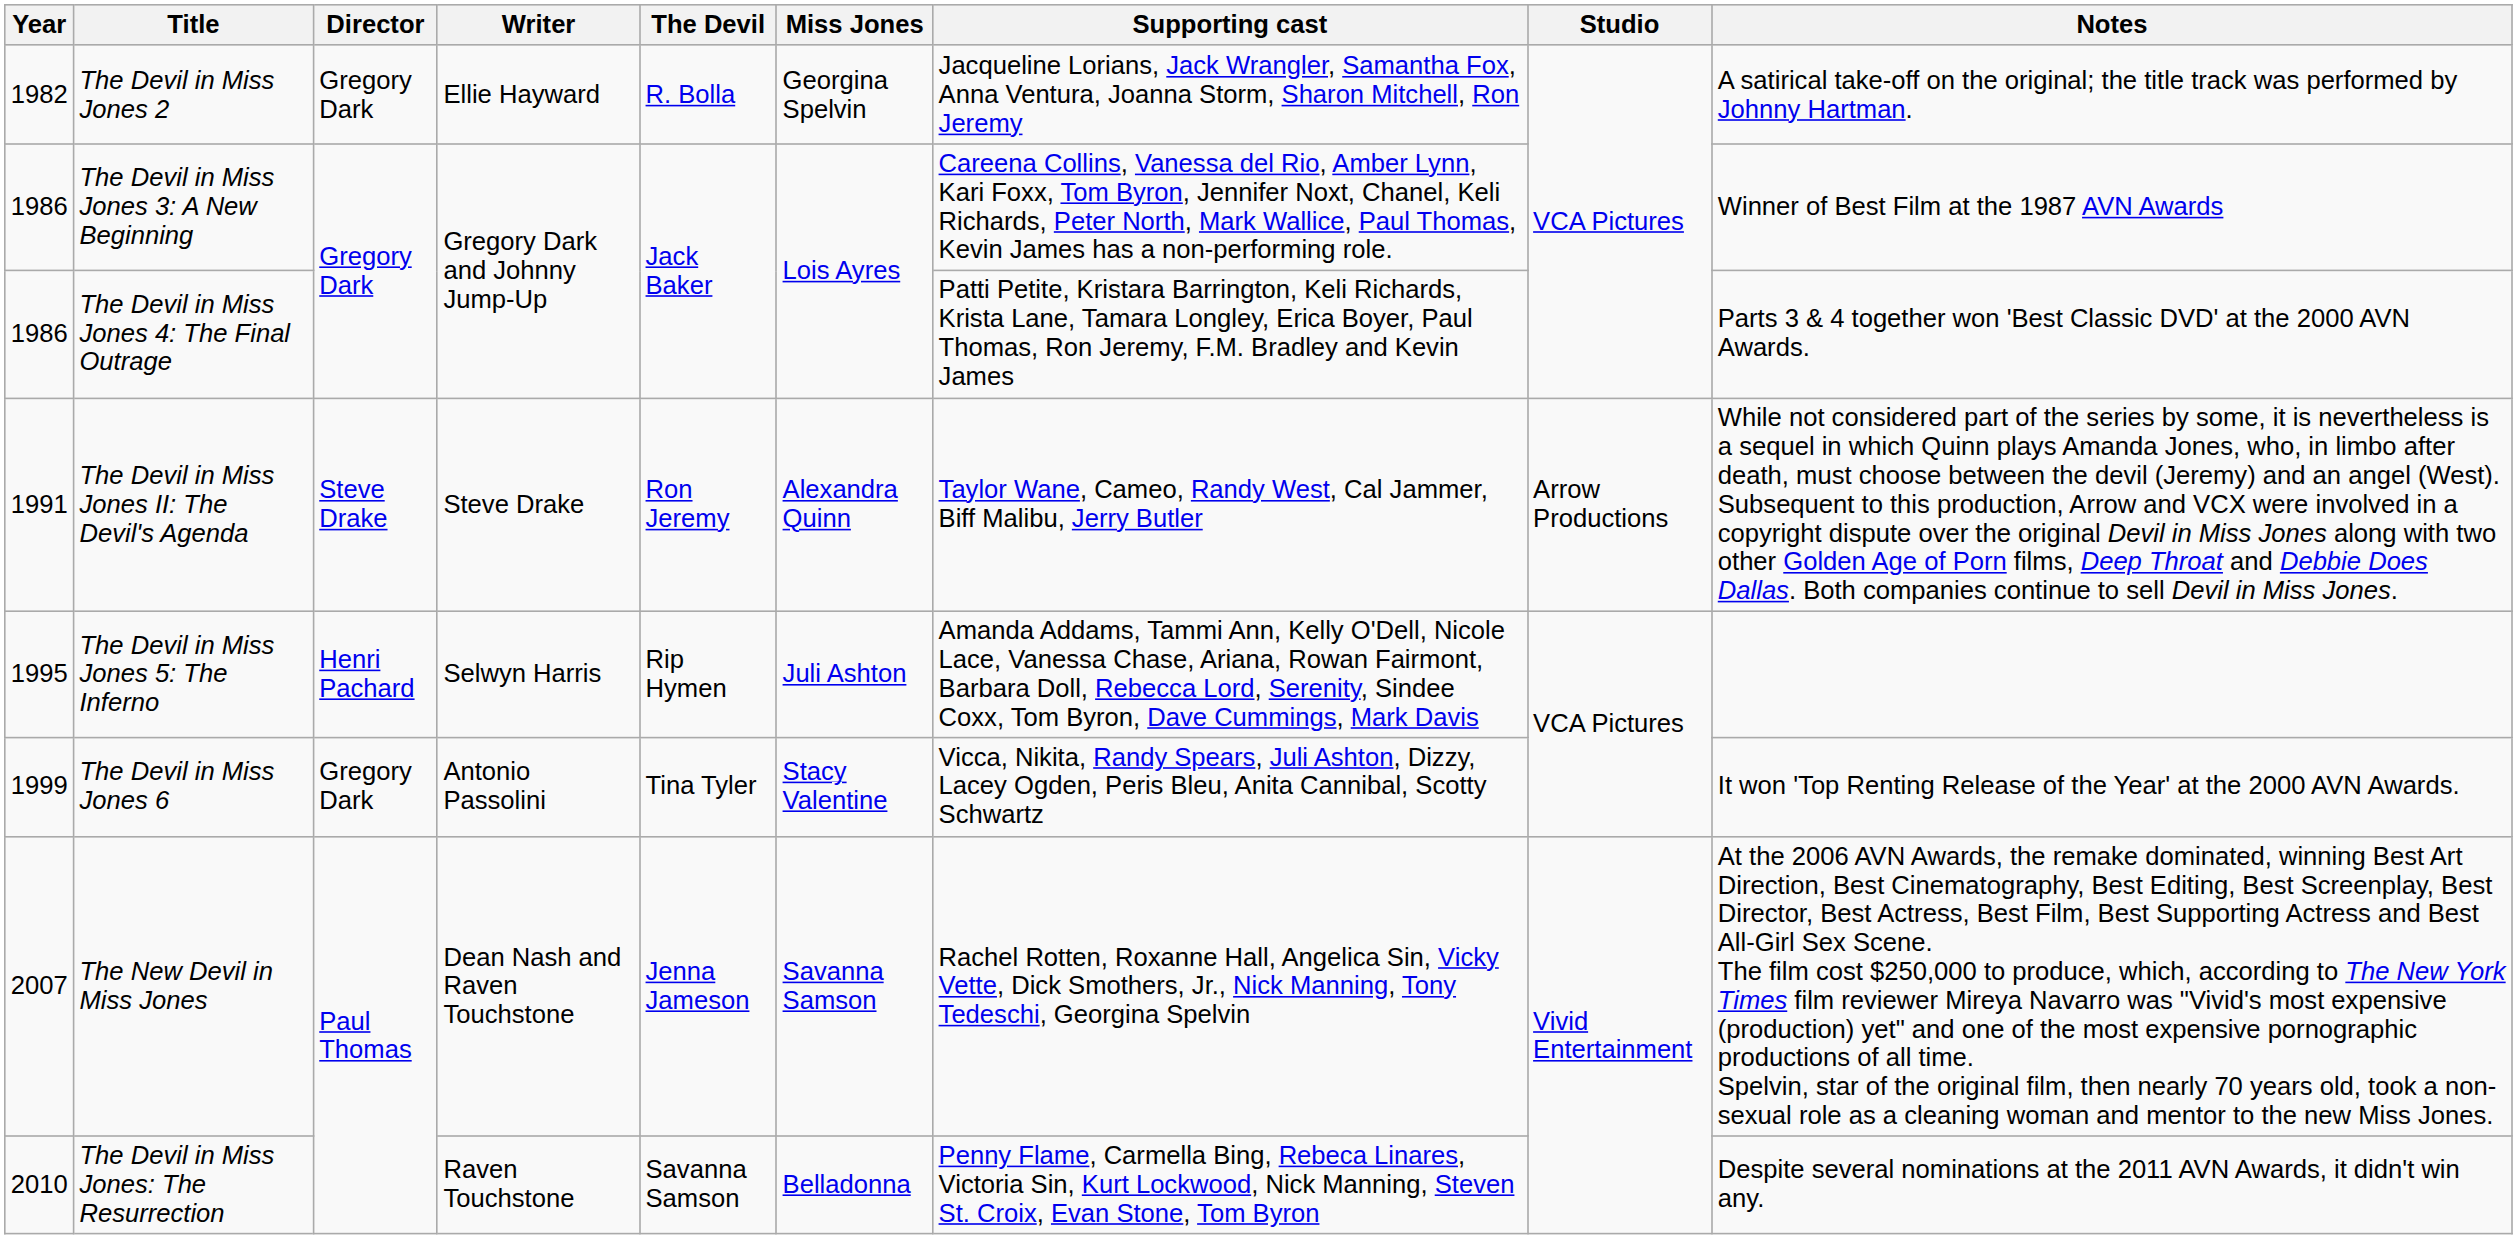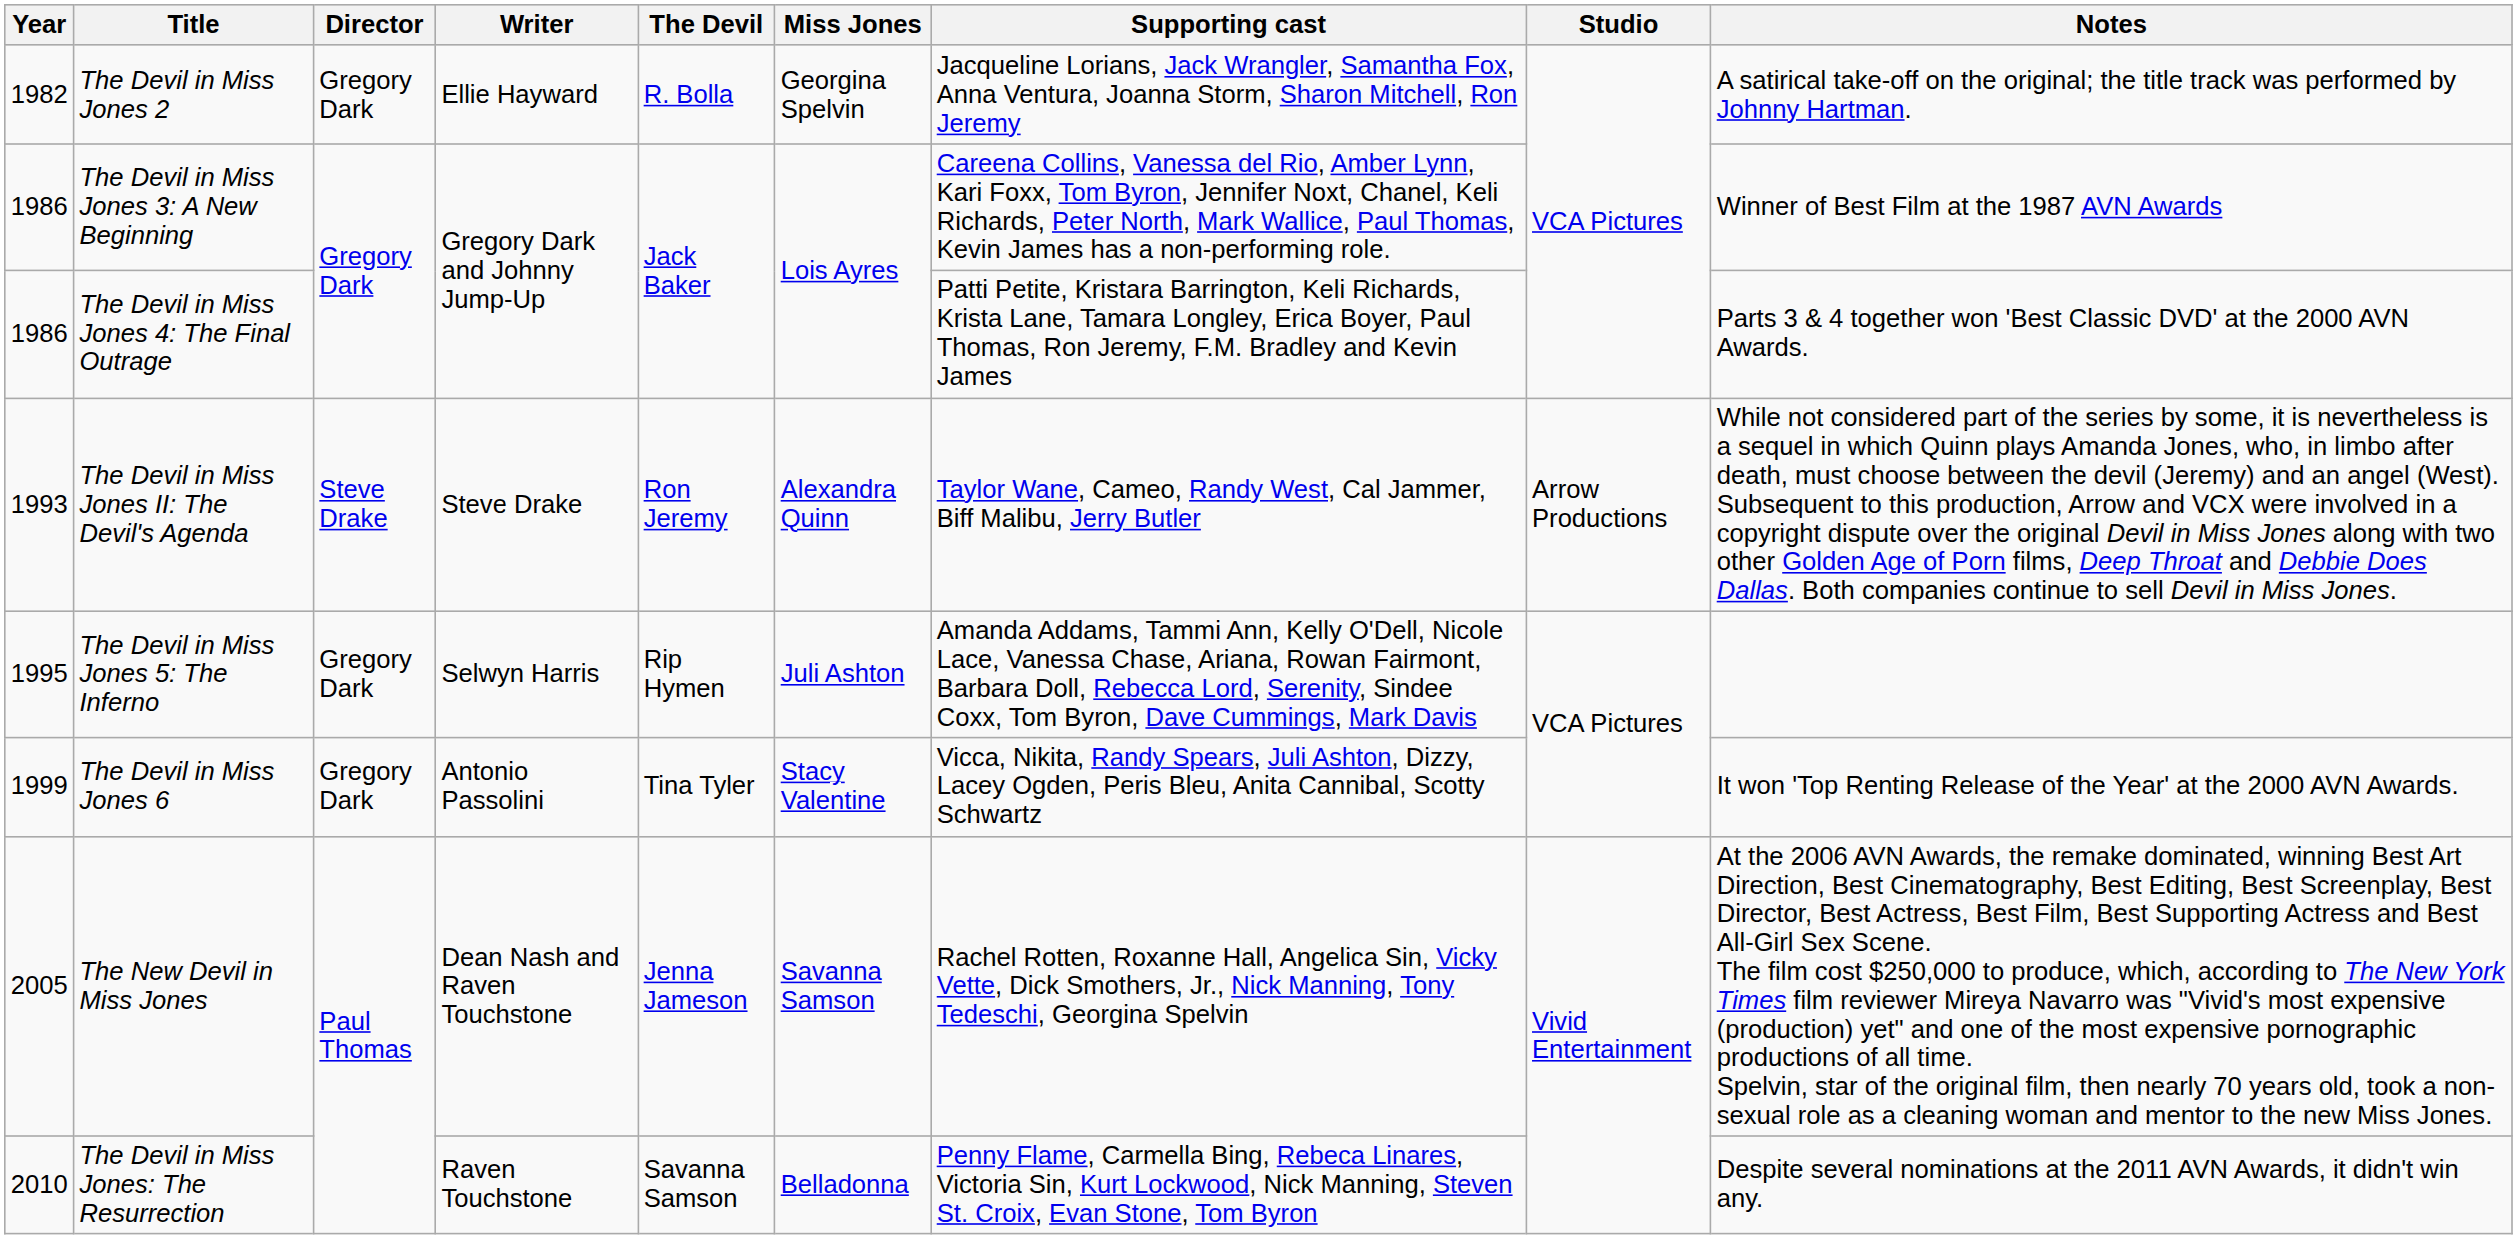(39, 504) 1991 -> (39, 504) 1993
(367, 674) Henri Pachard -> (366, 674) Gregory Dark
(39, 985) 2007 -> (39, 985) 2005
